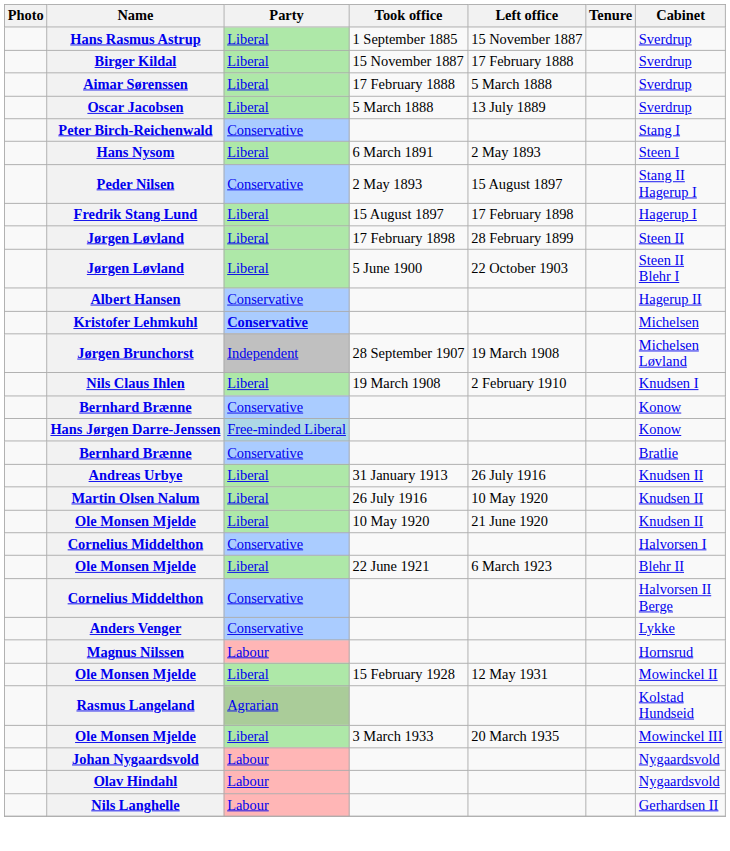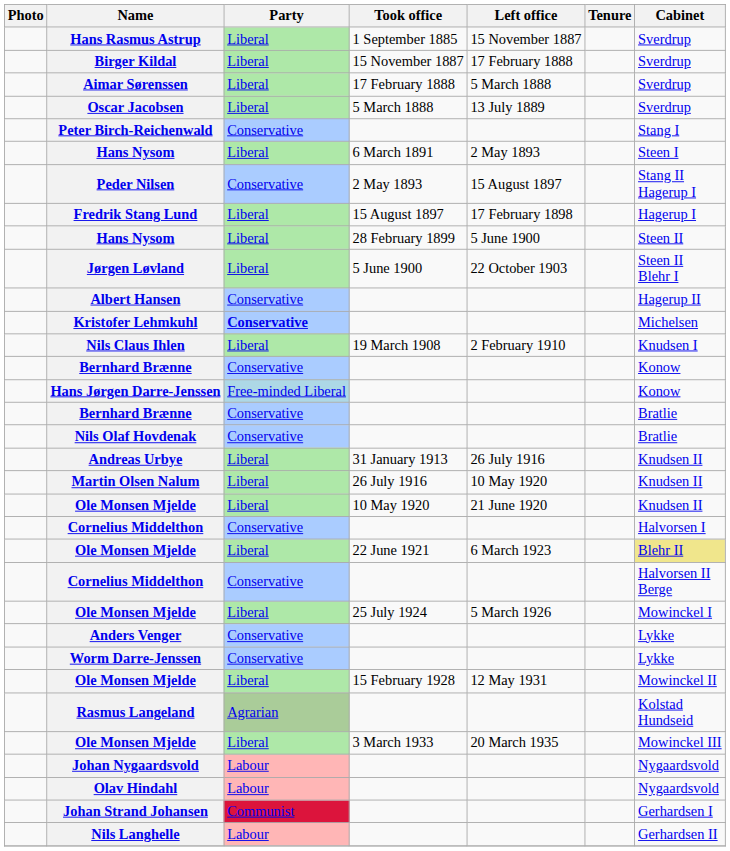- row: (135, 237)
+ row: (135, 237)
- row: (135, 353)
+ row: (135, 436)
(661, 566) no background -> (661, 550) khaki background
+ row: (135, 612)
+ row: (135, 658)
- row: (135, 651)
+ row: (135, 811)
